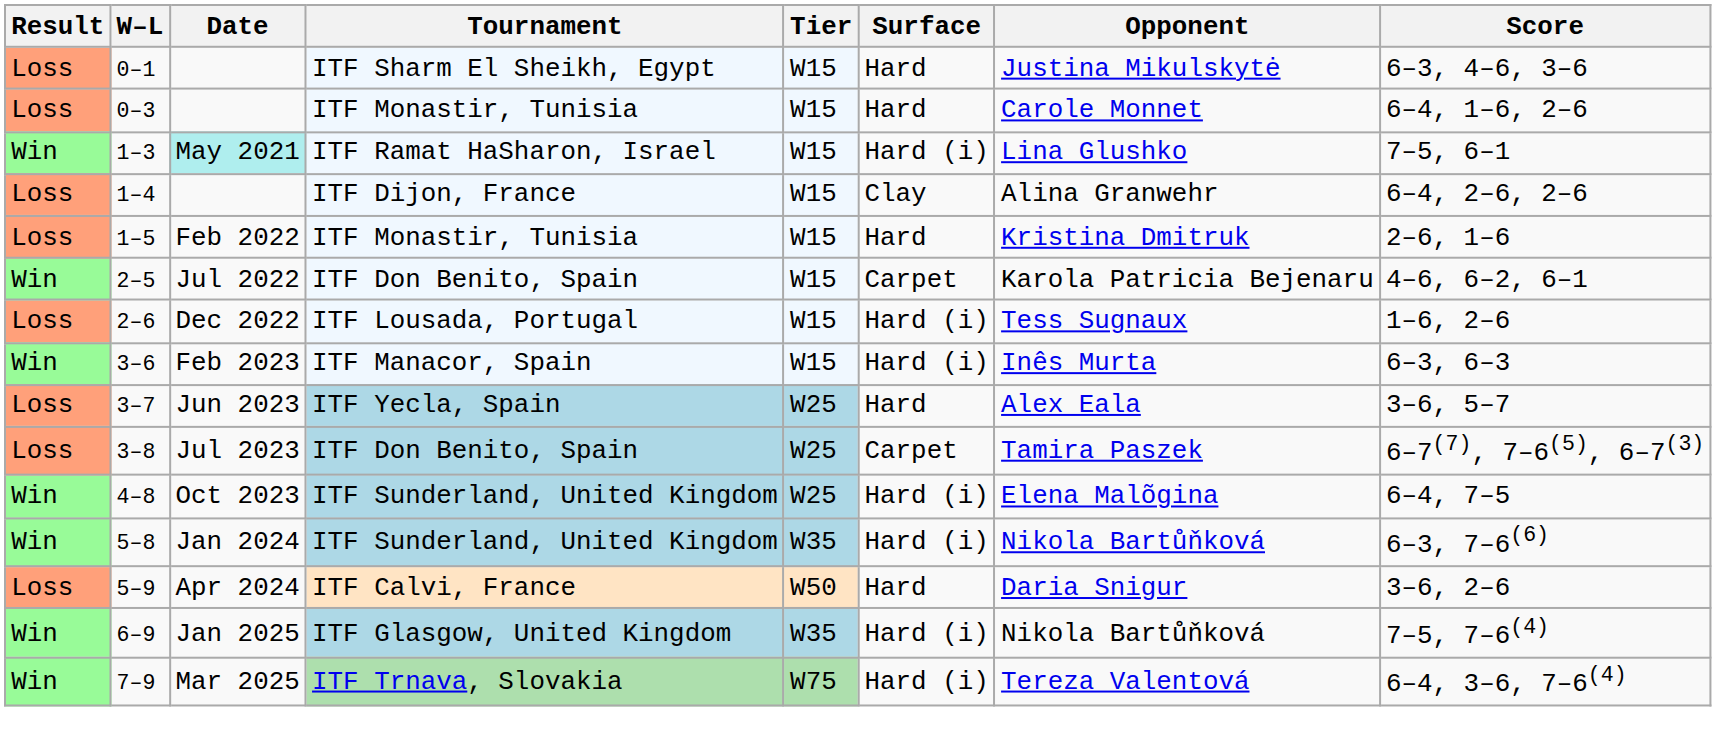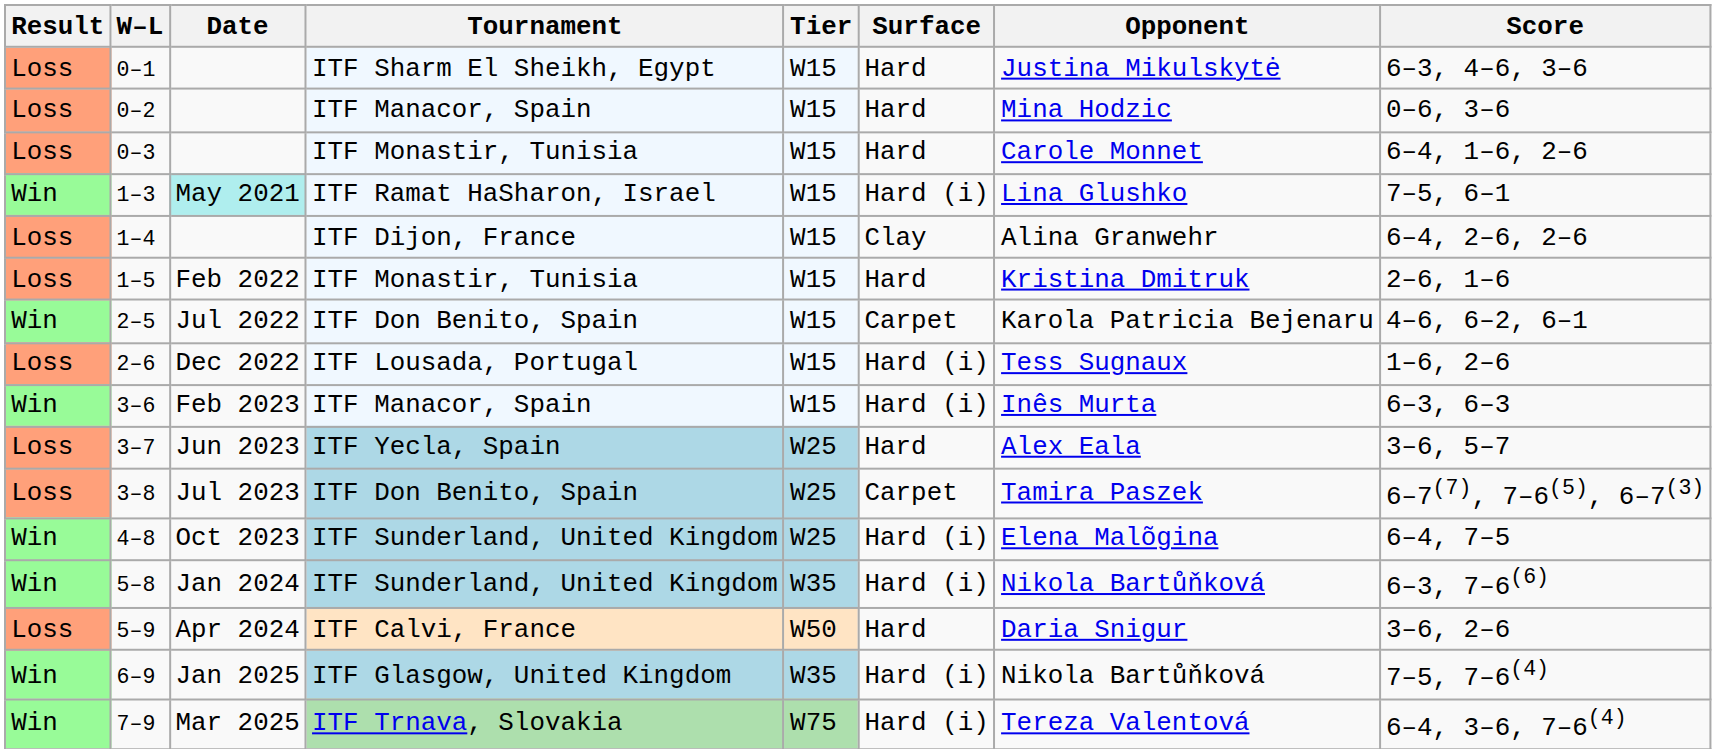+ row: (136, 111)
